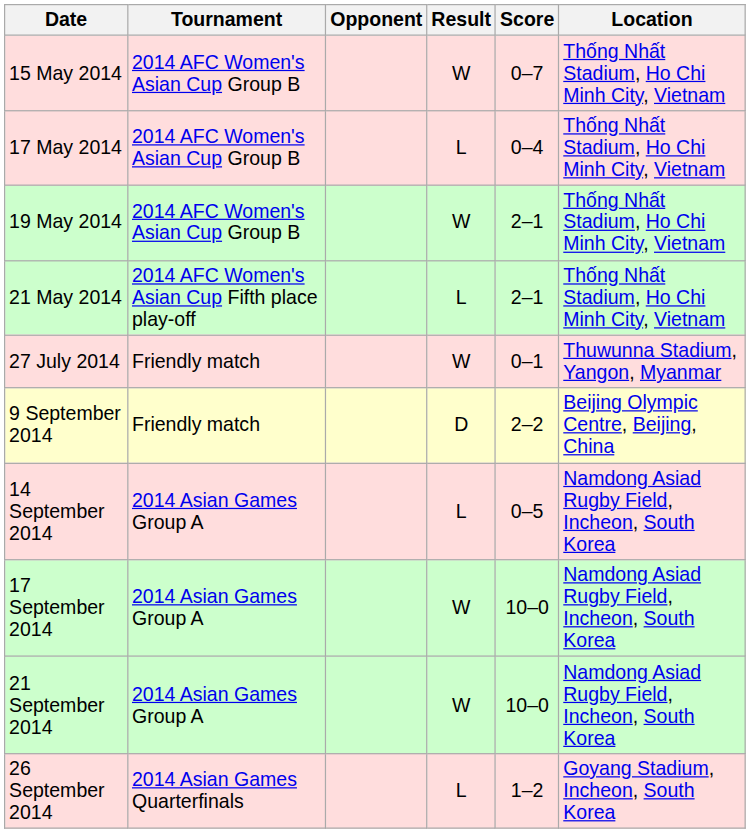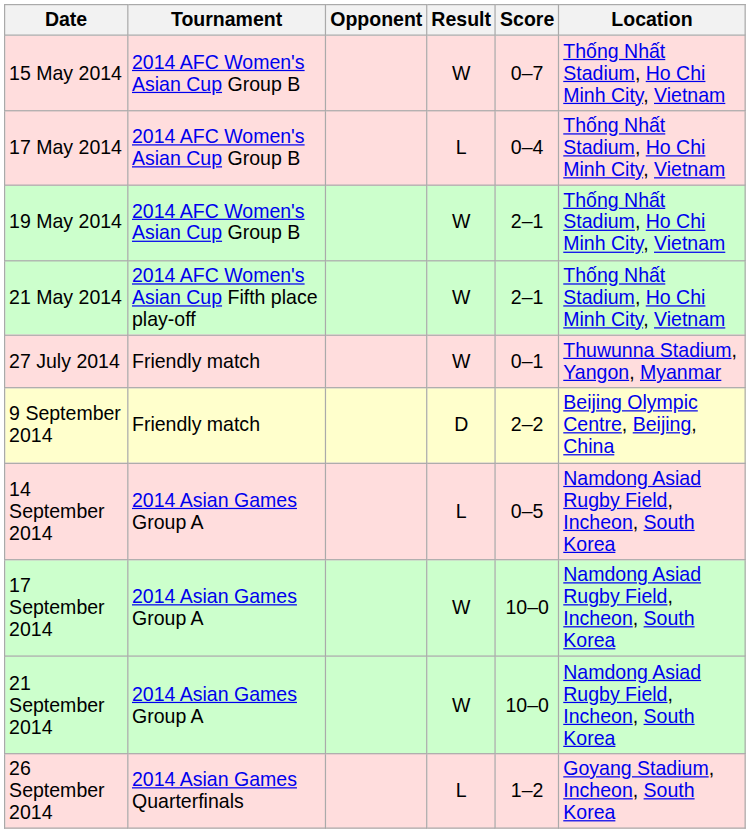(461, 297) L -> (461, 297) W
